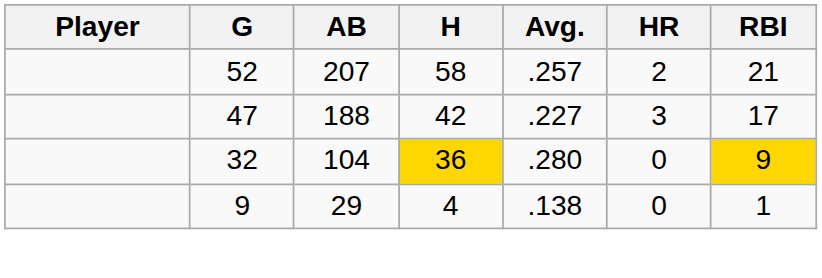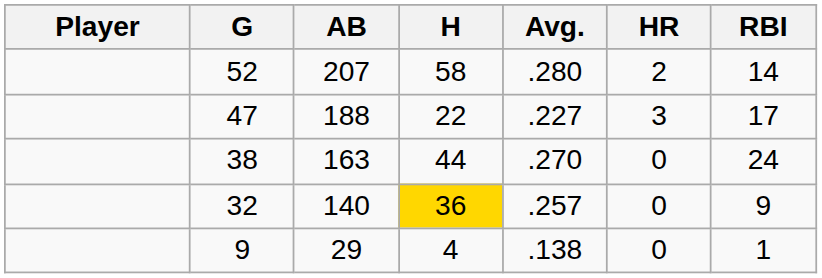(555, 71) .257 -> (555, 71) .280
(763, 71) 21 -> (763, 71) 14
(451, 116) 42 -> (451, 116) 22
+ row: (242, 160)
(346, 160) 104 -> (346, 205) 140
(555, 160) .280 -> (555, 205) .257
(763, 160) gold background -> (763, 205) no background
